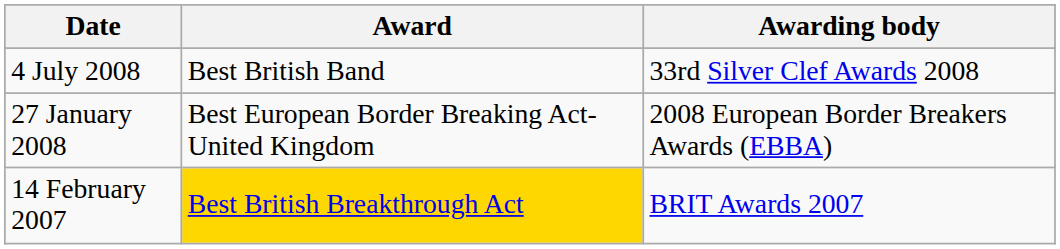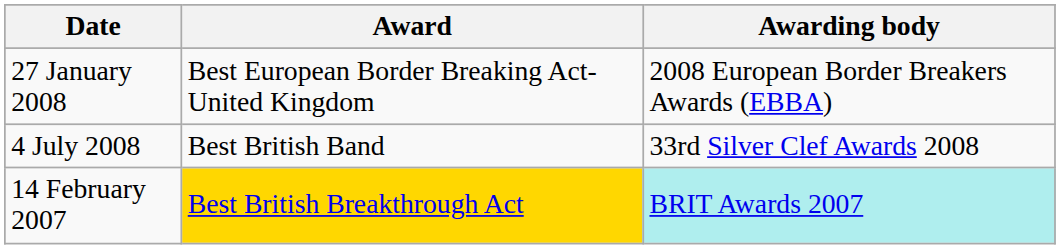rows swapped: (76, 70) <-> (72, 129)
(756, 204) no background -> (756, 204) paleturquoise background
